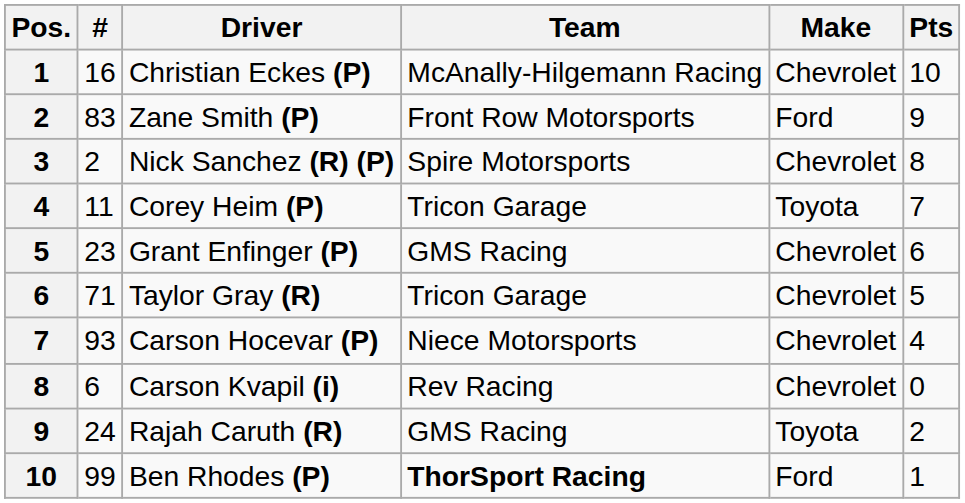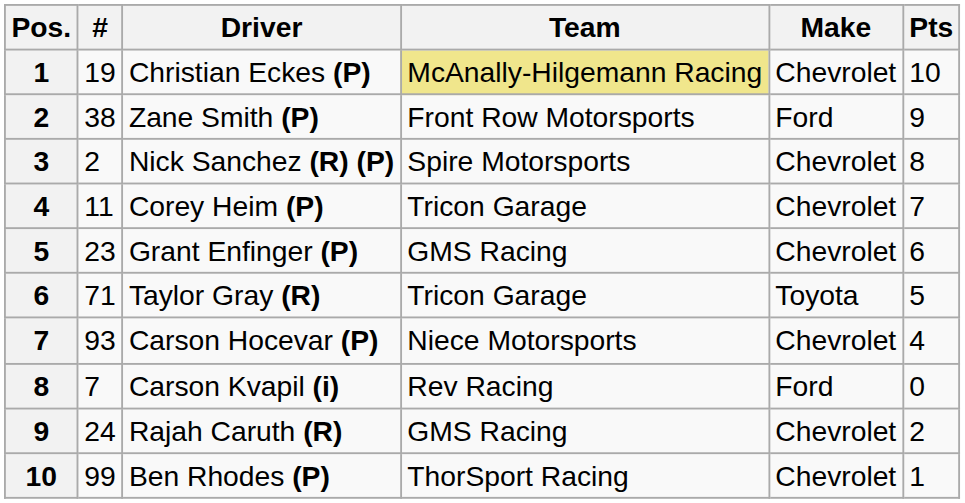(100, 72) 16 -> (100, 72) 19
(585, 72) no background -> (585, 72) khaki background
(100, 117) 83 -> (100, 117) 38
(817, 207) Toyota -> (836, 207) Chevrolet
(836, 296) Chevrolet -> (817, 296) Toyota
(92, 386) 6 -> (92, 386) 7
(836, 386) Chevrolet -> (804, 386) Ford
(817, 430) Toyota -> (836, 430) Chevrolet
(527, 475) bold -> (518, 475) normal
(804, 475) Ford -> (836, 475) Chevrolet
